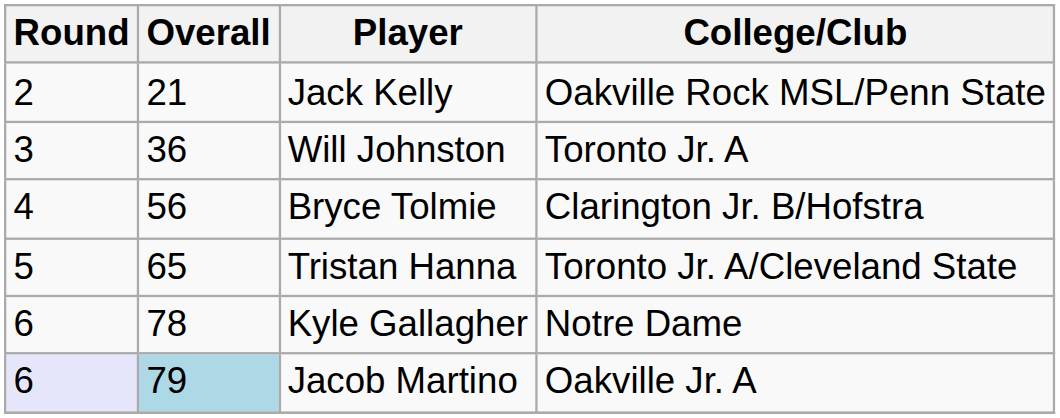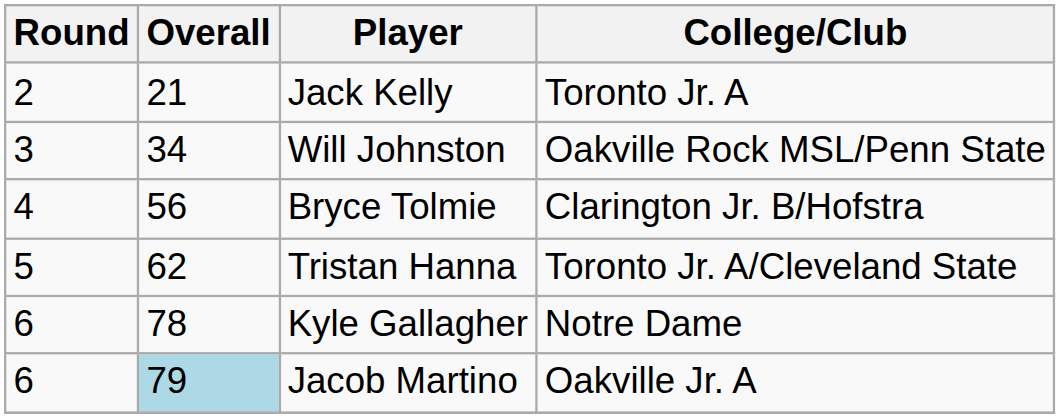(795, 91) Oakville Rock MSL/Penn State -> (647, 91) Toronto Jr. A
(167, 149) 36 -> (167, 149) 34
(647, 149) Toronto Jr. A -> (795, 149) Oakville Rock MSL/Penn State
(167, 265) 65 -> (167, 265) 62
(24, 382) lavender background -> (24, 382) no background
